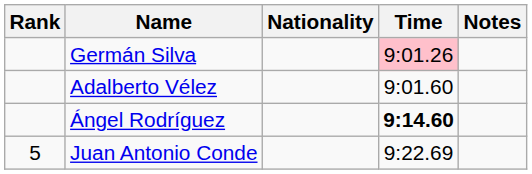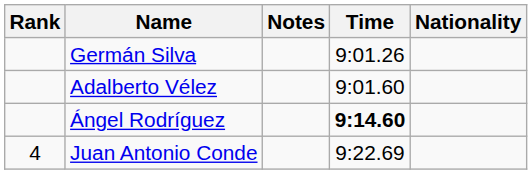columns swapped: (320, 21) <-> (492, 21)
(419, 54) pink background -> (370, 54) no background
(35, 153) 5 -> (35, 153) 4
